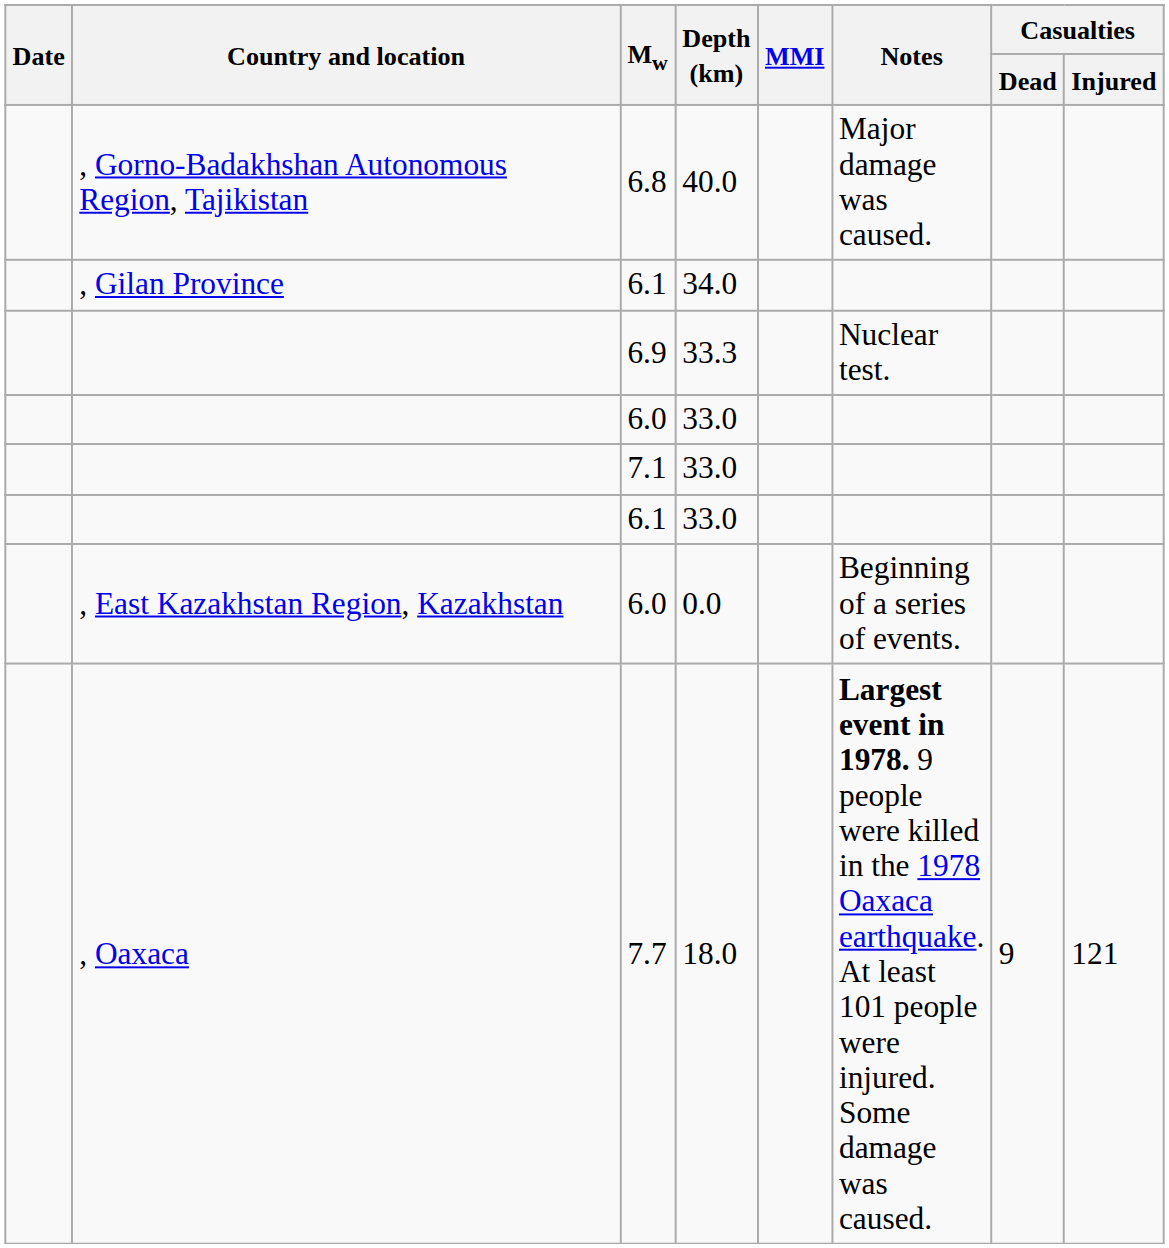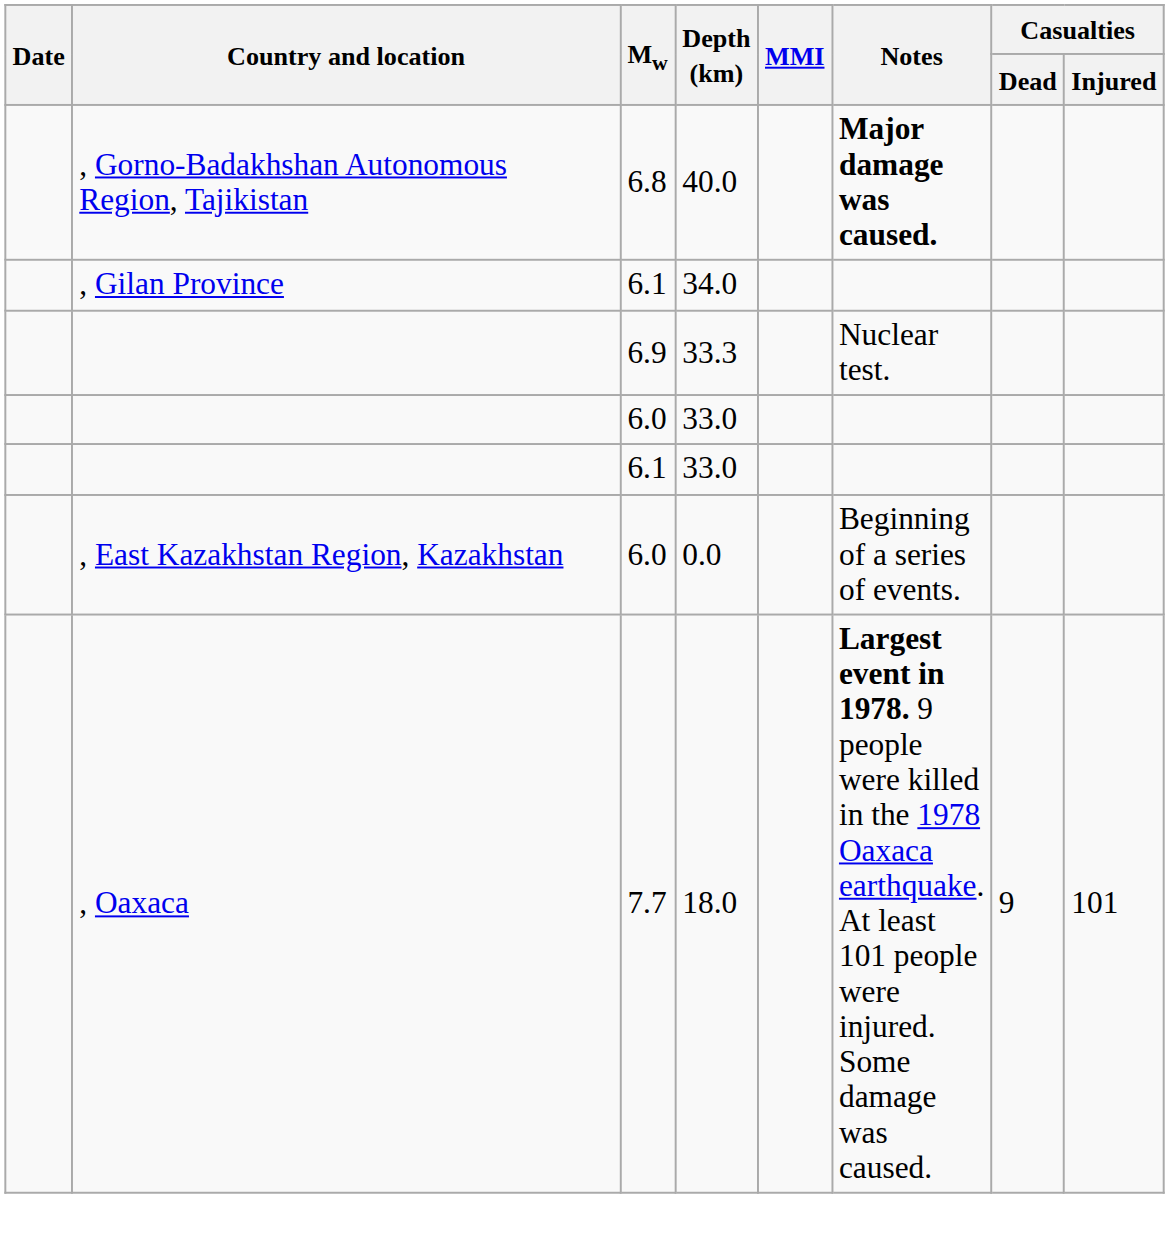(888, 181) normal -> (891, 181) bold
- row: (346, 469)
(1095, 953) 121 -> (1095, 903) 101
